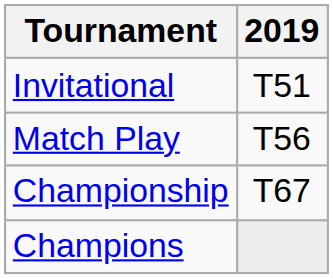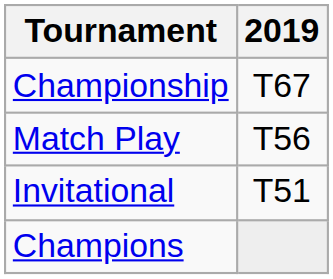rows swapped: (121, 191) <-> (94, 84)
